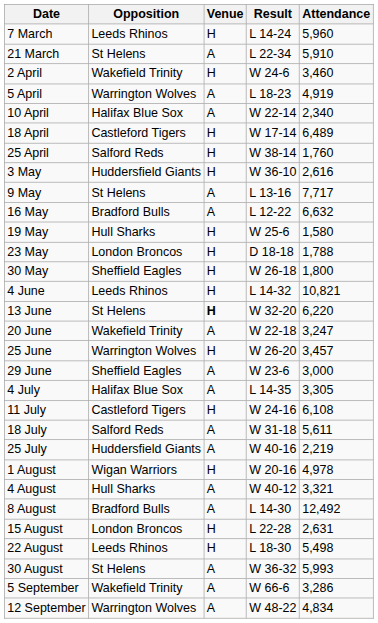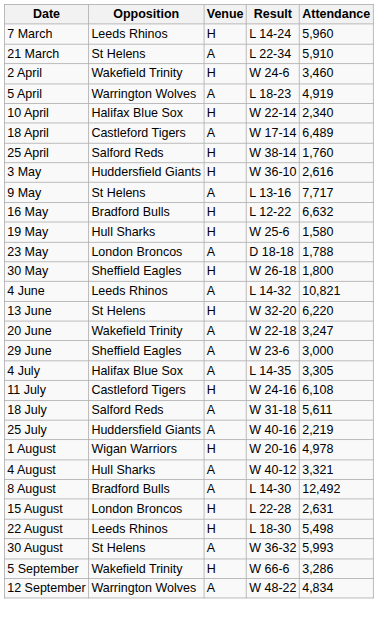(211, 113) A -> (211, 113) H
(211, 133) H -> (211, 133) A
(211, 212) A -> (211, 212) H
(211, 251) H -> (211, 251) A
(211, 291) H -> (211, 291) A
(211, 311) bold -> (211, 311) normal
- row: (29, 350)
(211, 588) A -> (211, 568) H
